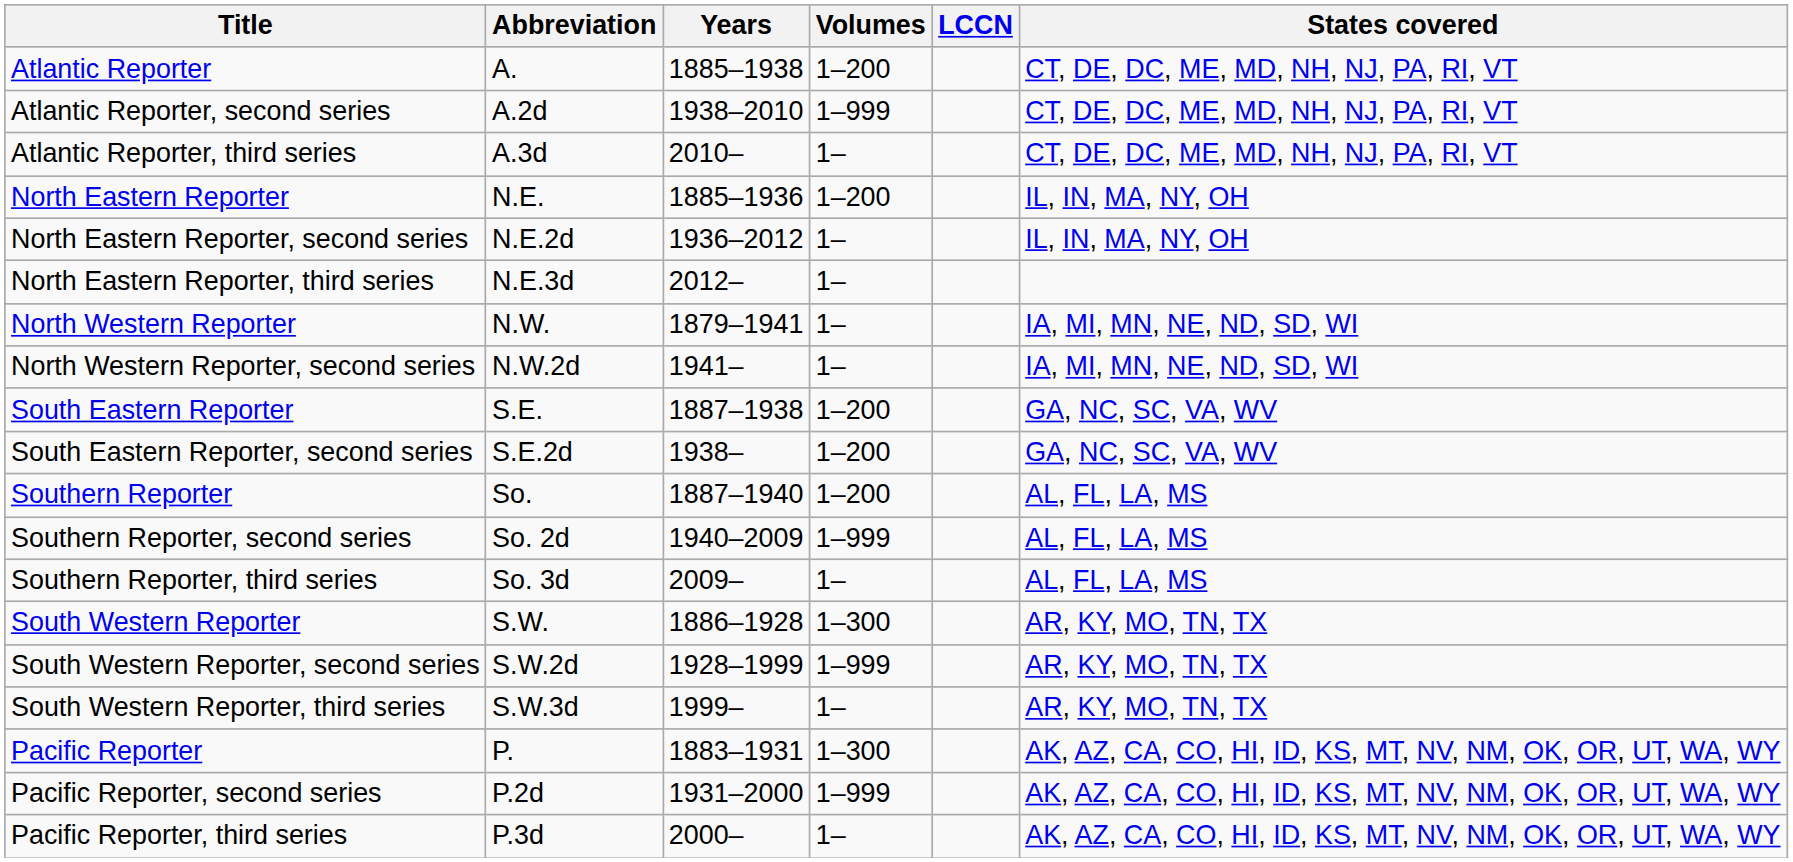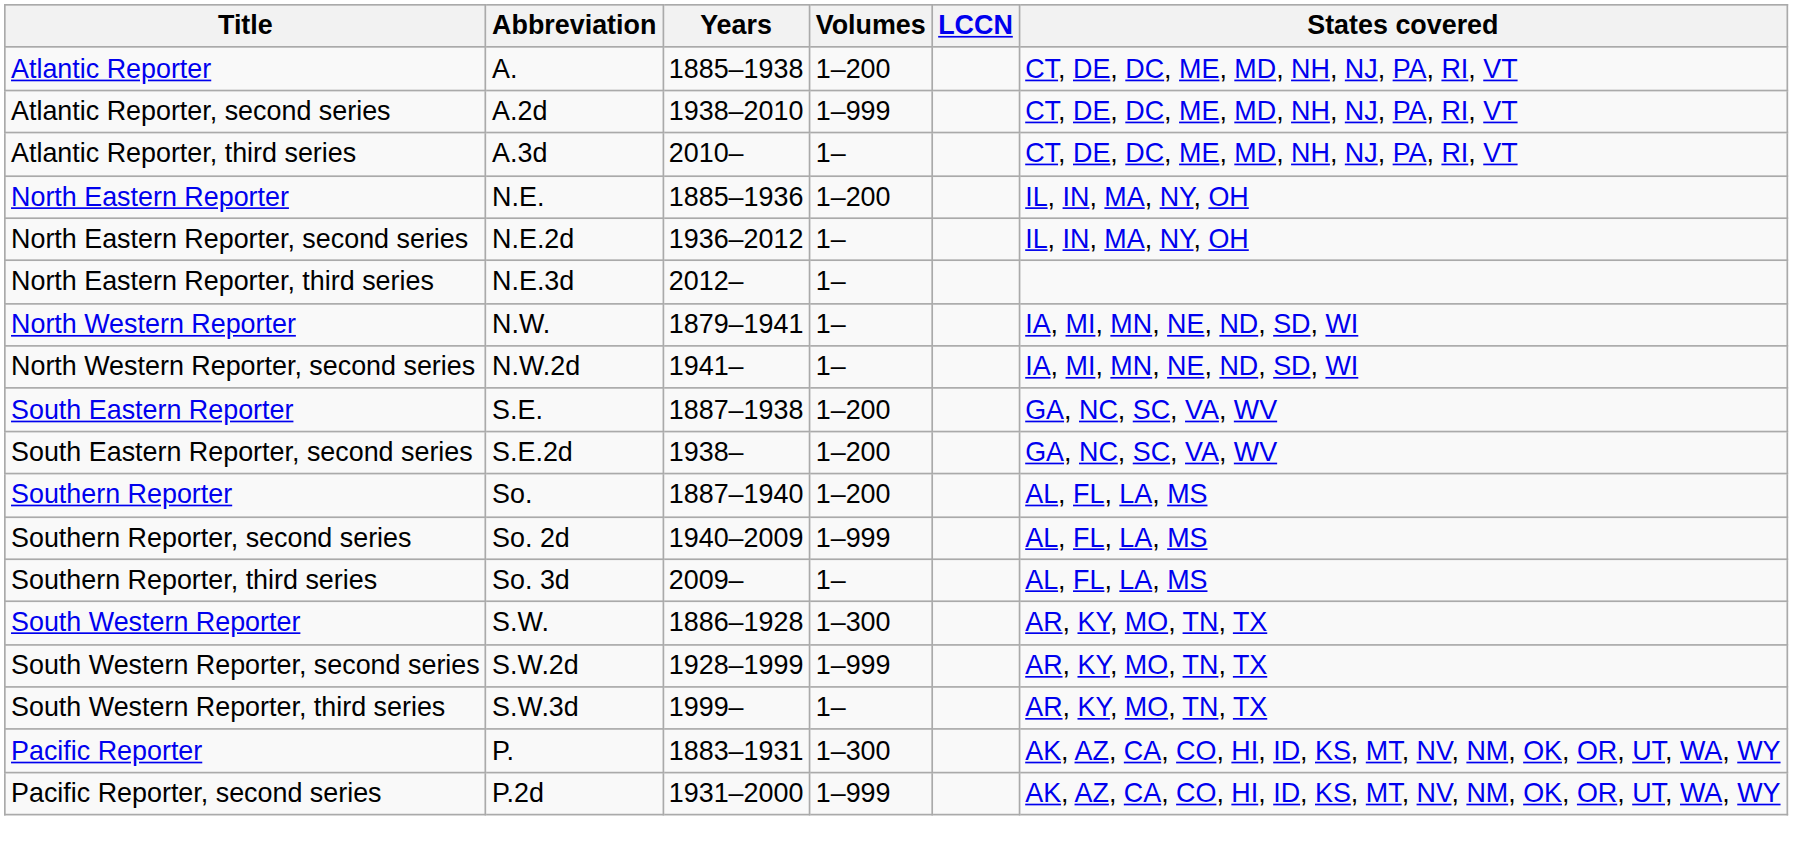- row: (179, 835)
